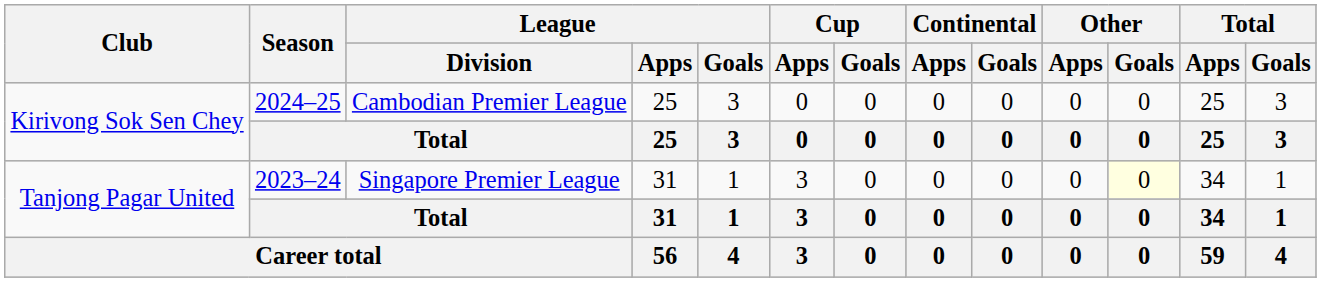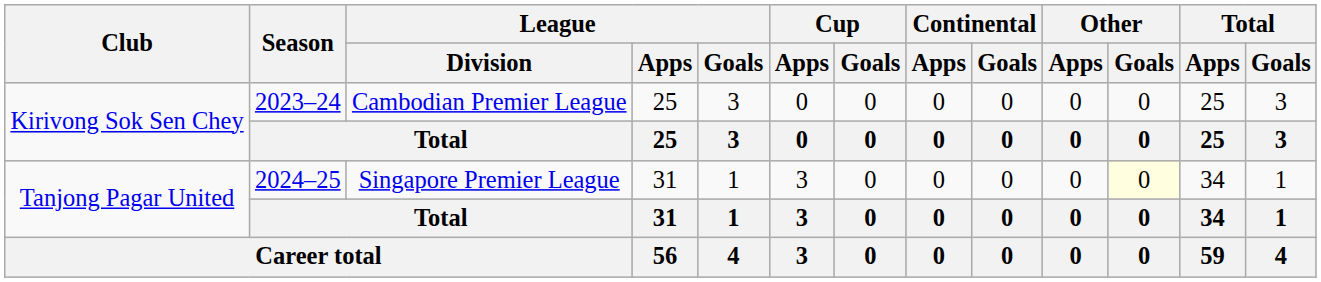(298, 101) 2024–25 -> (298, 101) 2023–24
(298, 179) 2023–24 -> (298, 179) 2024–25
